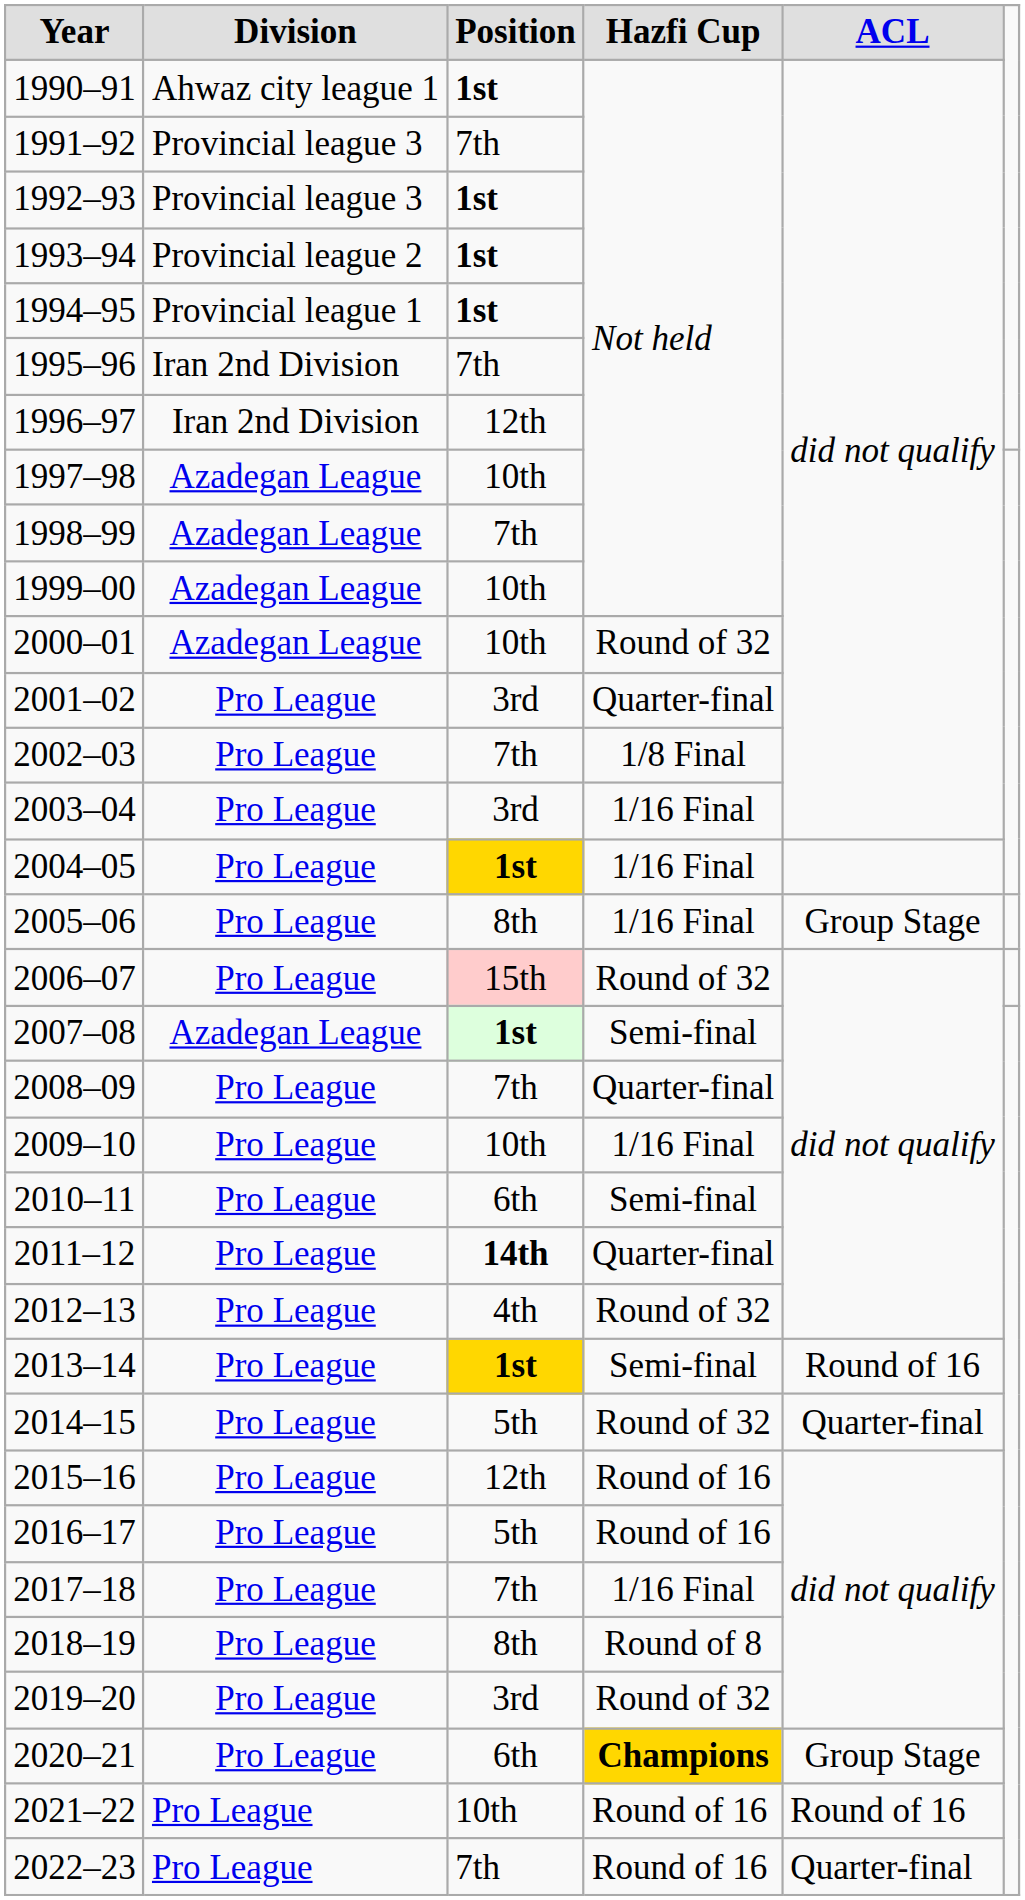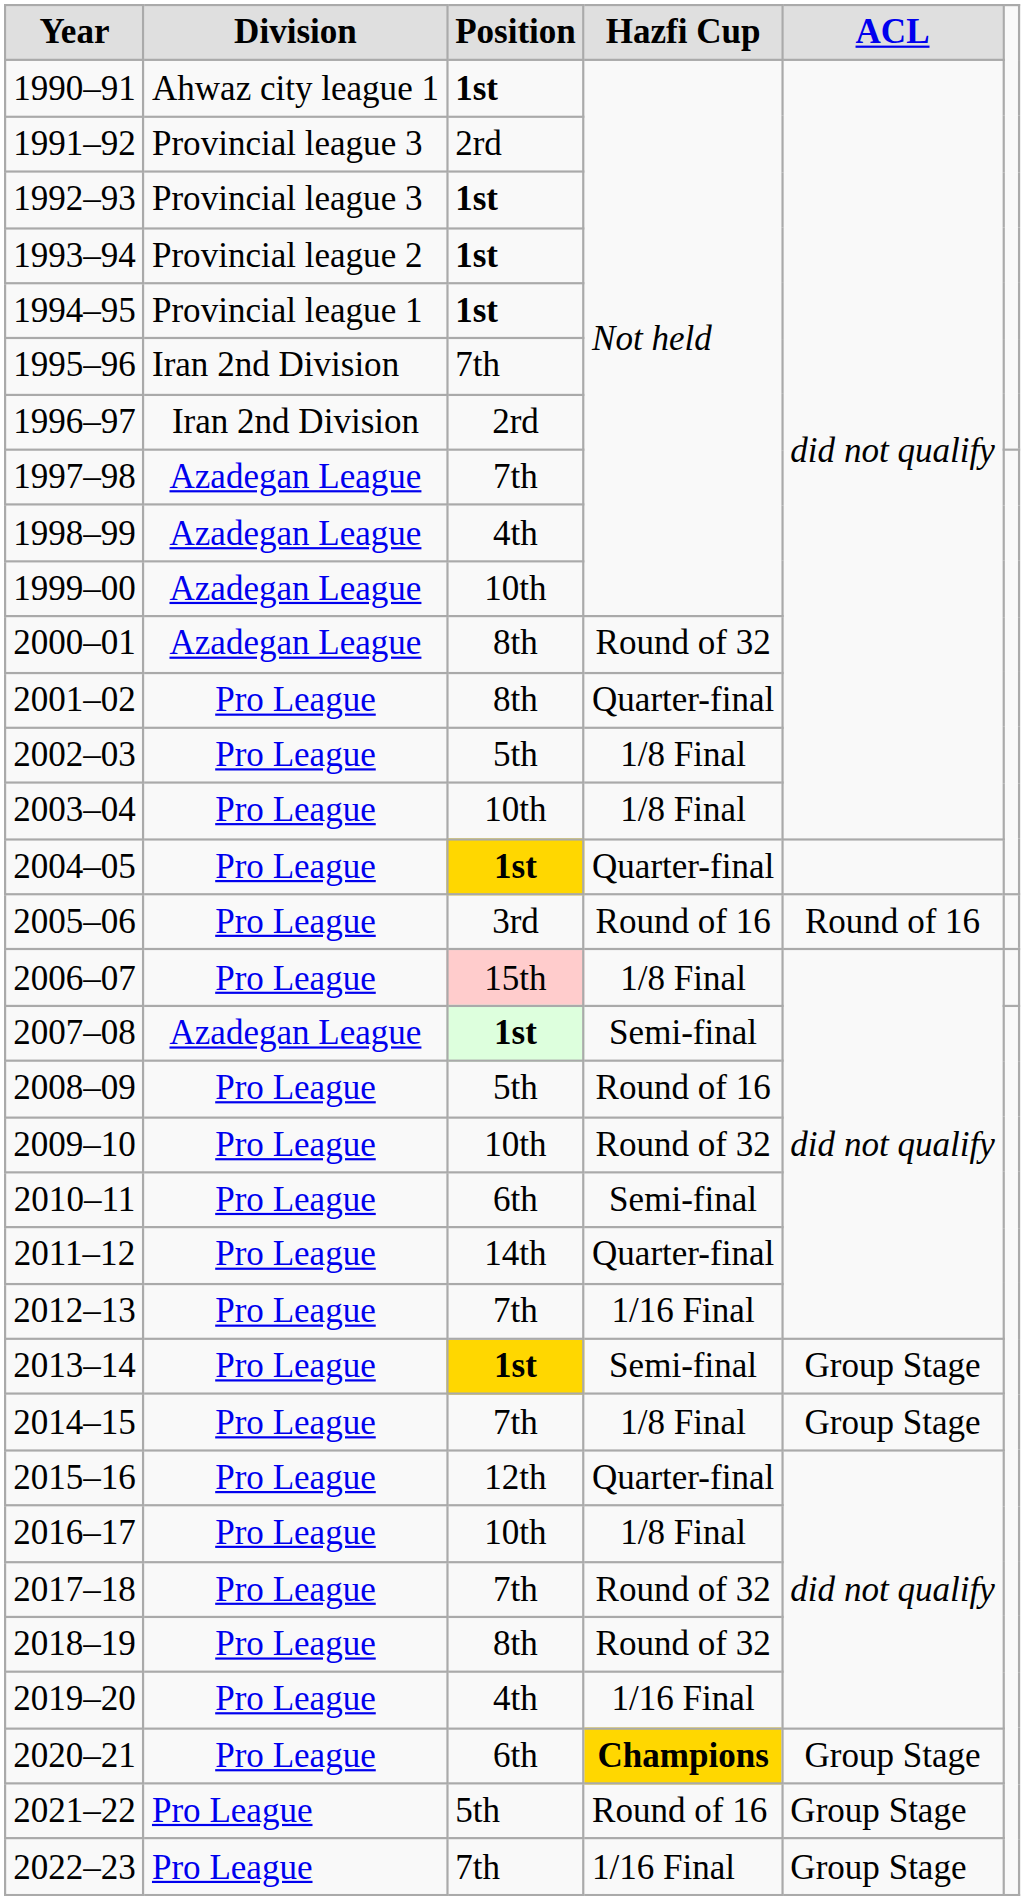(478, 143) 7th -> (478, 143) 2rd
(515, 421) 12th -> (515, 421) 2rd
(515, 476) 10th -> (515, 476) 7th
(515, 532) 7th -> (515, 532) 4th
(515, 643) 10th -> (515, 643) 8th
(515, 699) 3rd -> (515, 699) 8th
(515, 754) 7th -> (515, 754) 5th
(515, 810) 3rd -> (515, 810) 10th
(683, 810) 1/16 Final -> (683, 810) 1/8 Final
(683, 865) 1/16 Final -> (683, 865) Quarter-final
(515, 921) 8th -> (515, 921) 3rd
(683, 921) 1/16 Final -> (683, 921) Round of 16
(893, 921) Group Stage -> (893, 921) Round of 16
(683, 976) Round of 32 -> (683, 976) 1/8 Final
(515, 1088) 7th -> (515, 1088) 5th
(683, 1088) Quarter-final -> (683, 1088) Round of 16
(683, 1143) 1/16 Final -> (683, 1143) Round of 32
(515, 1254) bold -> (515, 1254) normal
(515, 1310) 4th -> (515, 1310) 7th
(683, 1310) Round of 32 -> (683, 1310) 1/16 Final
(893, 1365) Round of 16 -> (893, 1365) Group Stage
(515, 1421) 5th -> (515, 1421) 7th
(683, 1421) Round of 32 -> (683, 1421) 1/8 Final
(893, 1421) Quarter-final -> (893, 1421) Group Stage
(683, 1477) Round of 16 -> (683, 1477) Quarter-final
(515, 1532) 5th -> (515, 1532) 10th
(683, 1532) Round of 16 -> (683, 1532) 1/8 Final
(683, 1588) 1/16 Final -> (683, 1588) Round of 32
(683, 1643) Round of 8 -> (683, 1643) Round of 32
(515, 1699) 3rd -> (515, 1699) 4th
(683, 1699) Round of 32 -> (683, 1699) 1/16 Final
(486, 1810) 10th -> (478, 1810) 5th
(878, 1810) Round of 16 -> (878, 1810) Group Stage
(680, 1866) Round of 16 -> (664, 1866) 1/16 Final
(881, 1866) Quarter-final -> (878, 1866) Group Stage
